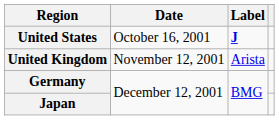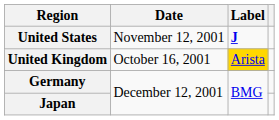(162, 37) October 16, 2001 -> (169, 37) November 12, 2001
(169, 59) November 12, 2001 -> (162, 59) October 16, 2001
(248, 59) no background -> (248, 59) gold background
